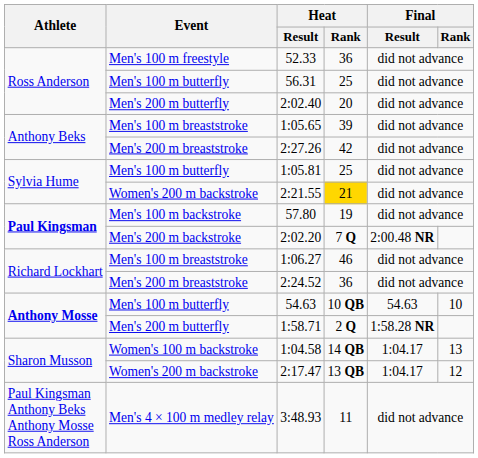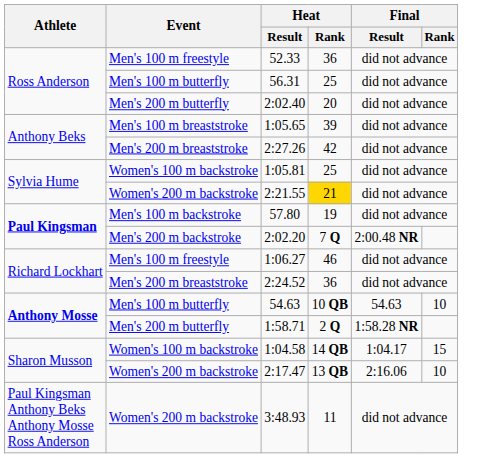(169, 171) Men's 100 m butterfly -> (184, 171) Women's 100 m backstroke
(178, 260) Men's 100 m breaststroke -> (169, 260) Men's 100 m freestyle
(455, 349) 13 -> (440, 349) 15
(402, 372) 1:04.17 -> (386, 372) 2:16.06
(455, 372) 12 -> (440, 372) 10
(191, 418) Men's 4 × 100 m medley relay -> (184, 418) Women's 200 m backstroke
